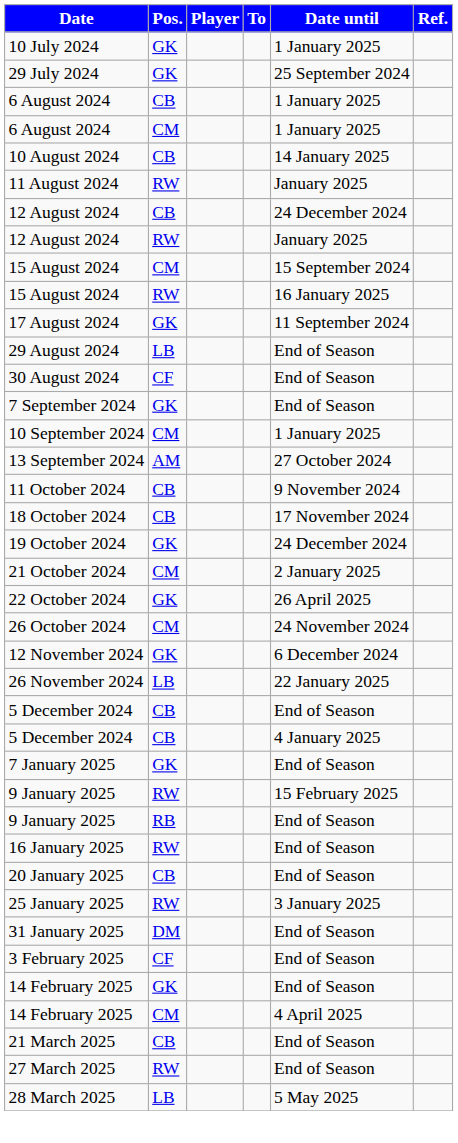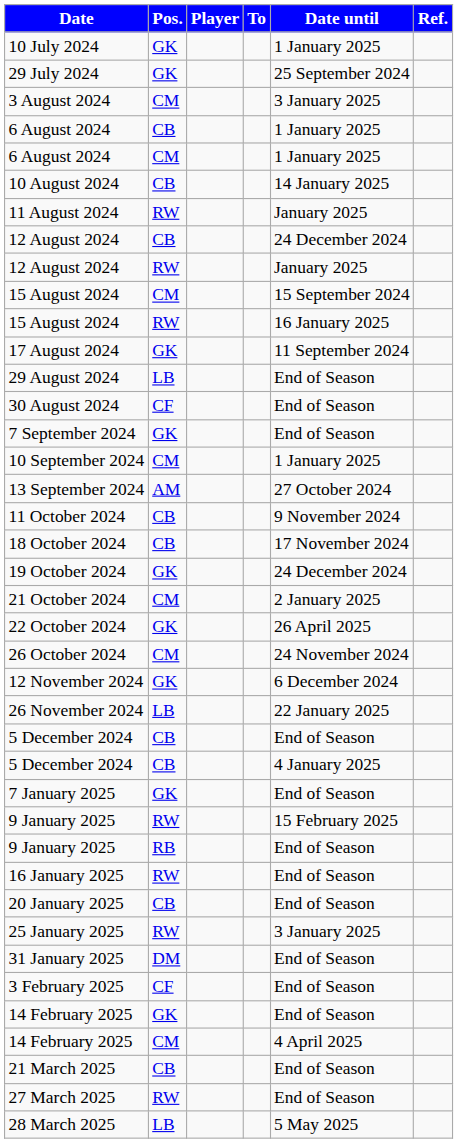+ row: (59, 101)
